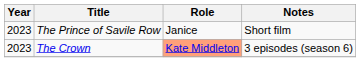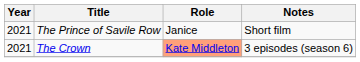(19, 30) 2023 -> (19, 30) 2021
(19, 48) 2023 -> (19, 48) 2021
